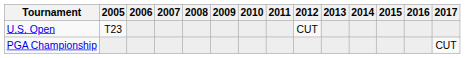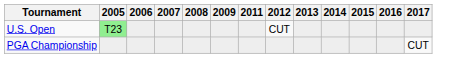- column: (252, 13)
(113, 29) no background -> (113, 29) lightgreen background
